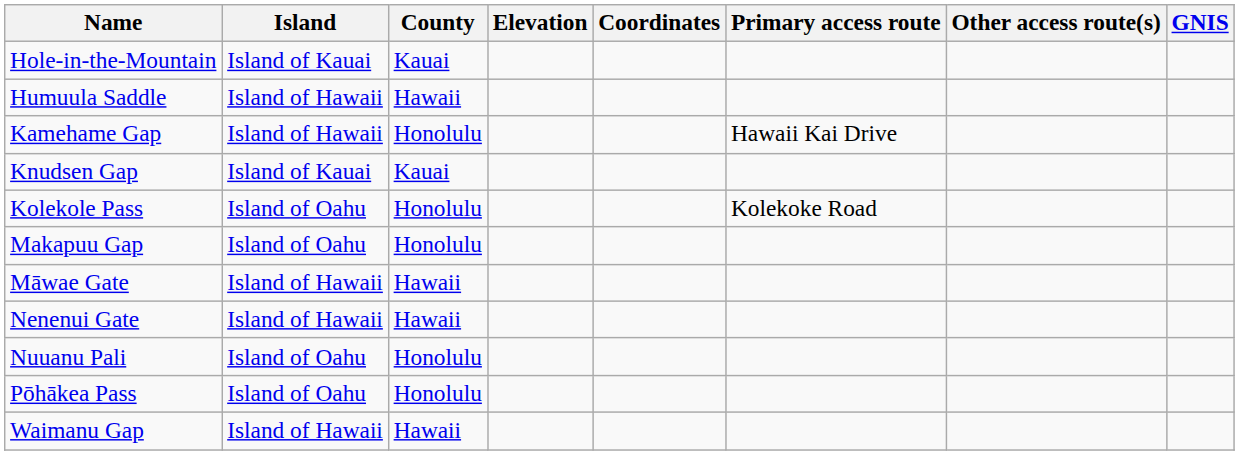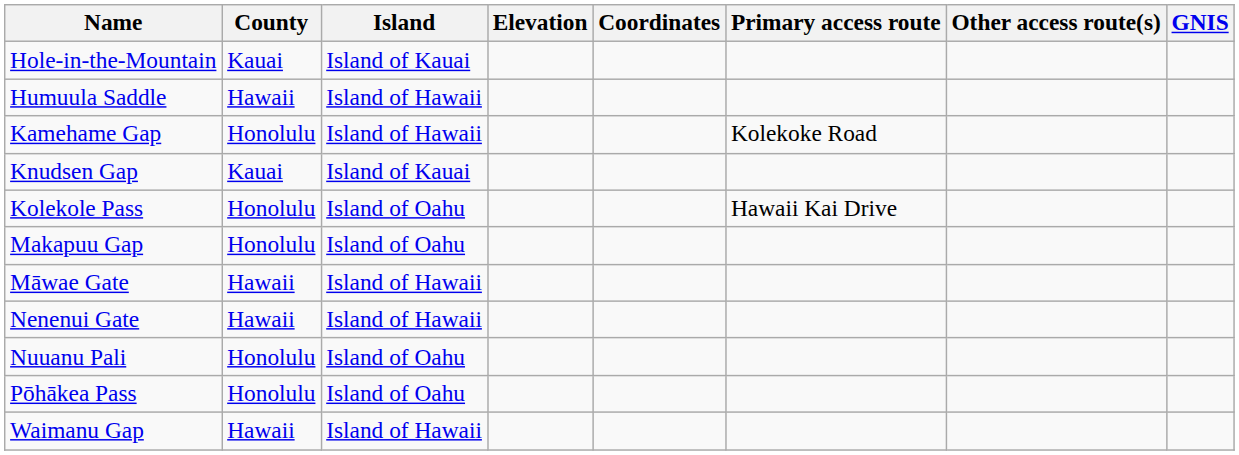columns swapped: (305, 23) <-> (438, 23)
(814, 134) Hawaii Kai Drive -> (804, 134) Kolekoke Road
(804, 208) Kolekoke Road -> (814, 208) Hawaii Kai Drive
